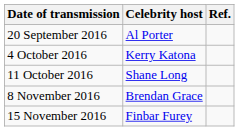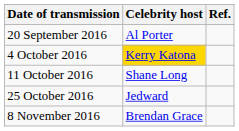(161, 55) no background -> (161, 55) gold background
+ row: (50, 95)
- row: (57, 116)
